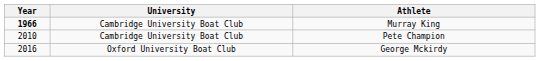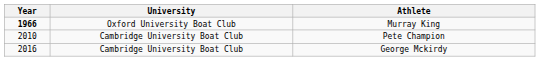(171, 24) Cambridge University Boat Club -> (171, 24) Oxford University Boat Club
(171, 50) Oxford University Boat Club -> (171, 50) Cambridge University Boat Club
